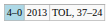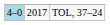(37, 12) 2013 -> (37, 12) 2017
